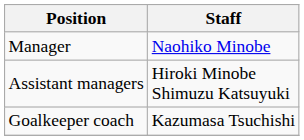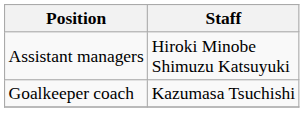- row: (40, 45)
